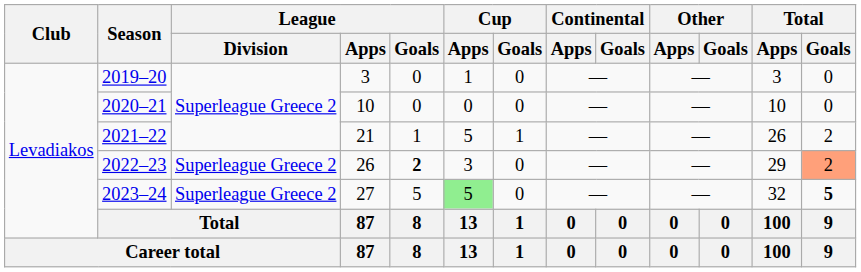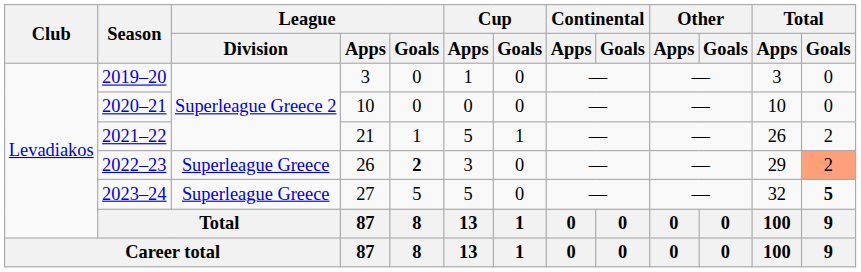(256, 164) Superleague Greece 2 -> (256, 164) Superleague Greece
(256, 194) Superleague Greece 2 -> (256, 194) Superleague Greece
(468, 194) lightgreen background -> (468, 194) no background
